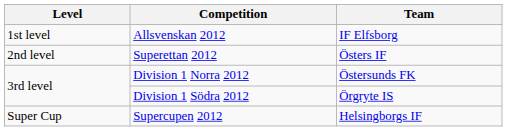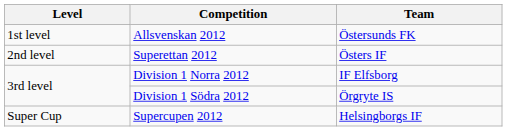(368, 34) IF Elfsborg -> (377, 34) Östersunds FK
(377, 75) Östersunds FK -> (368, 75) IF Elfsborg
